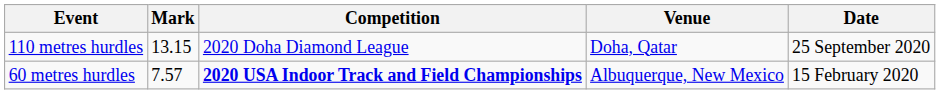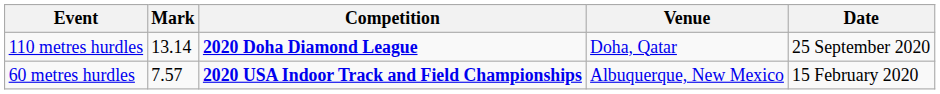(171, 46) 13.15 -> (171, 46) 13.14
(306, 46) normal -> (310, 46) bold
